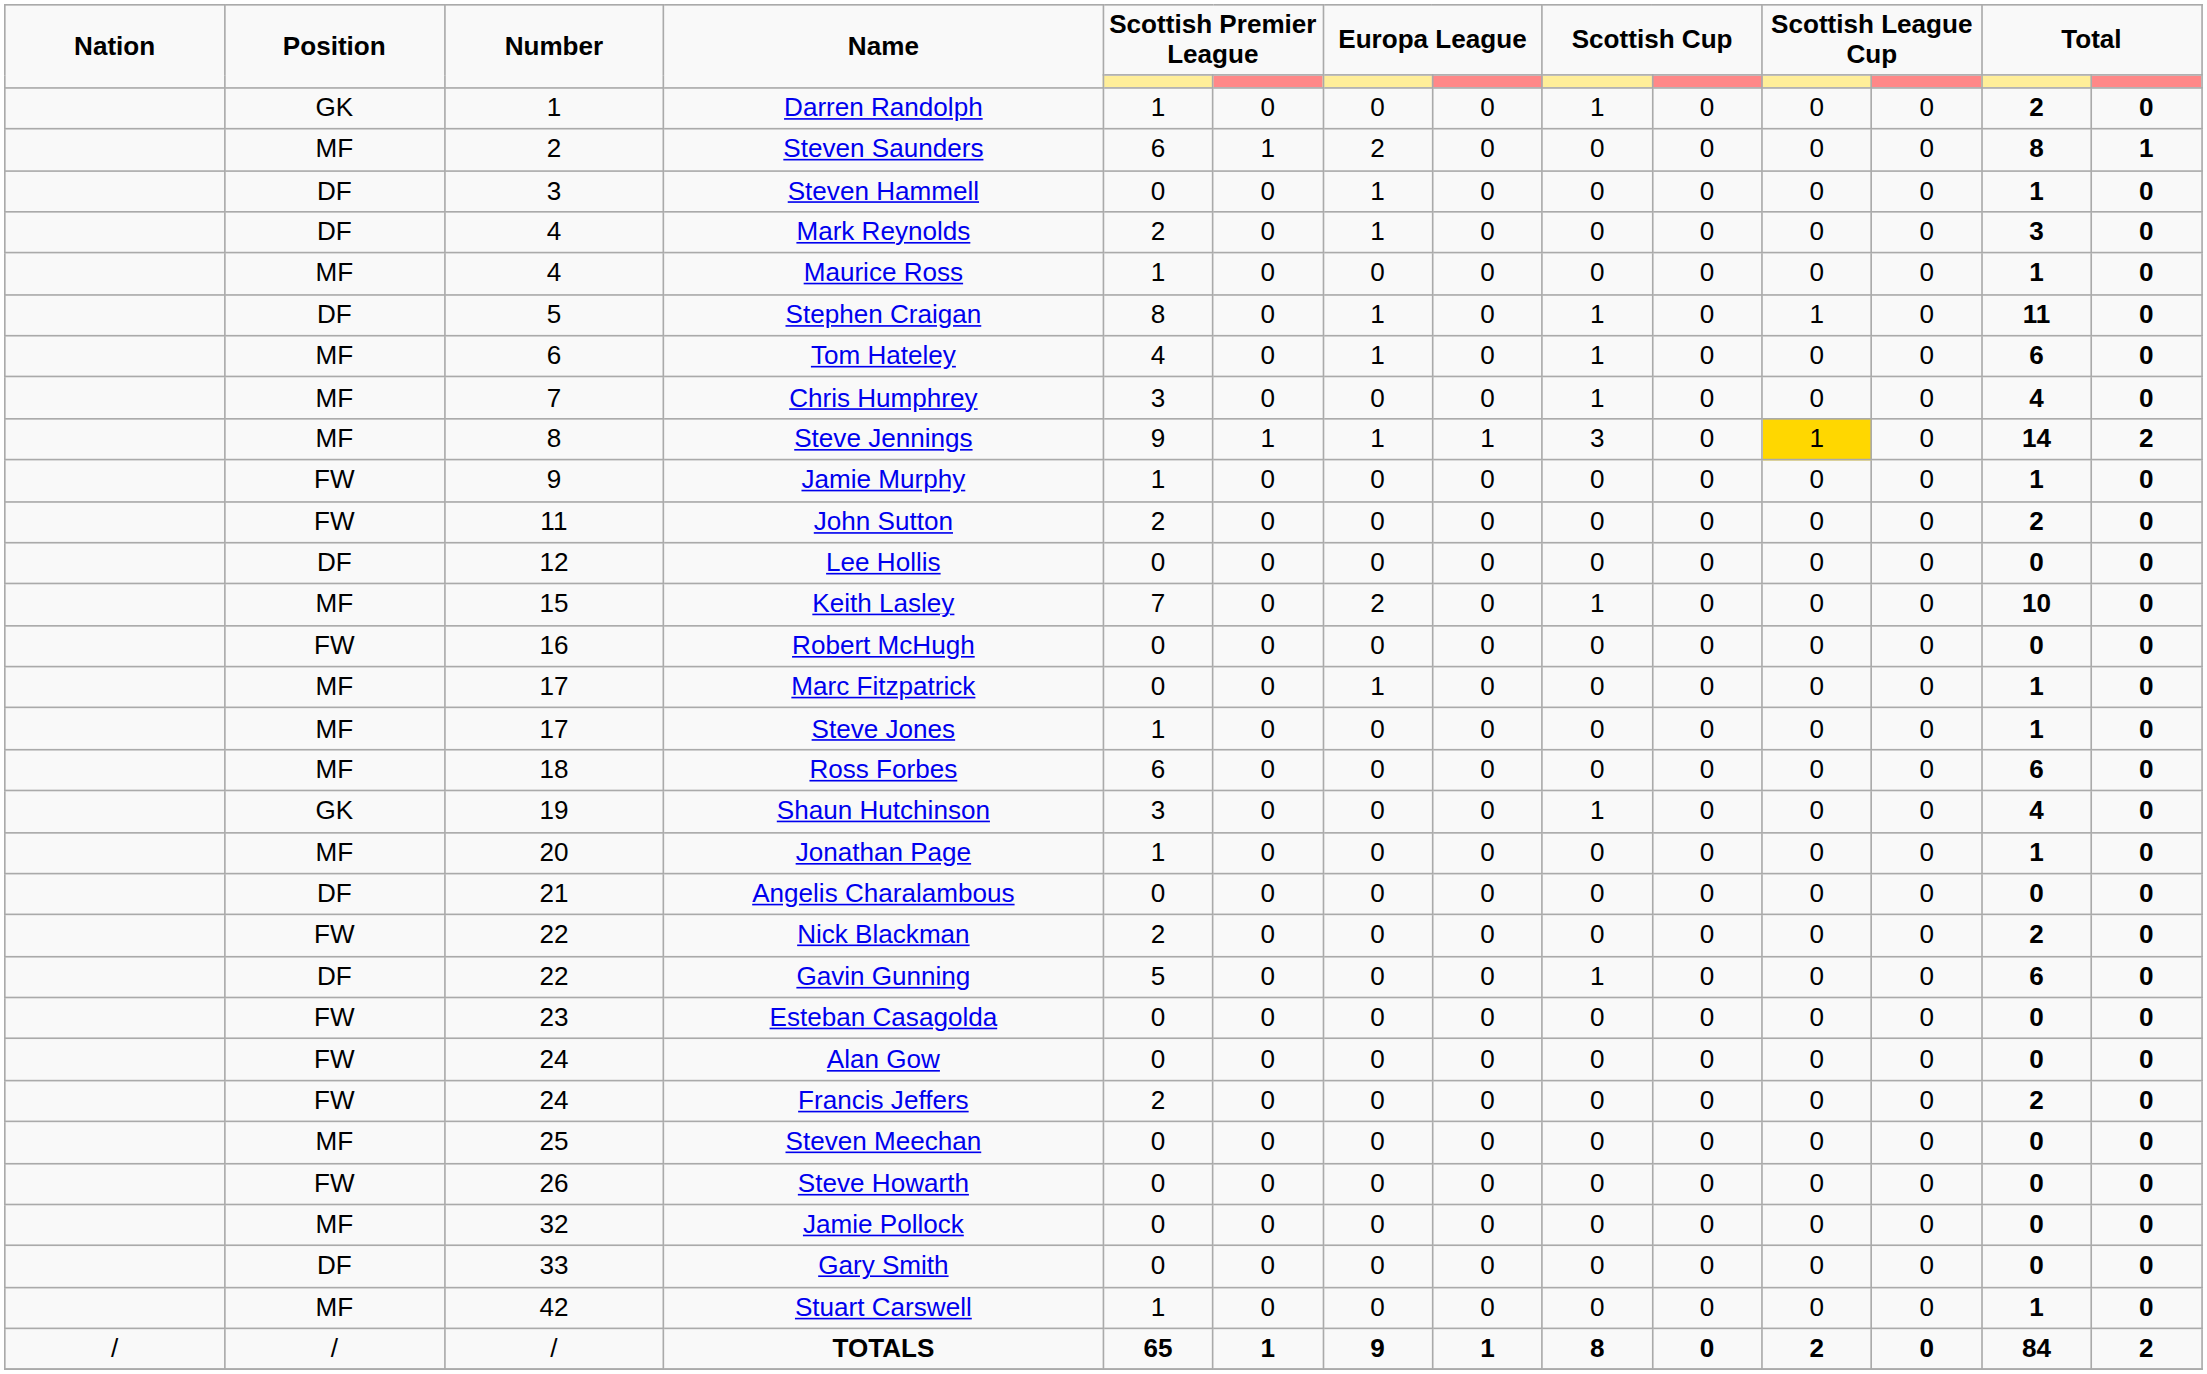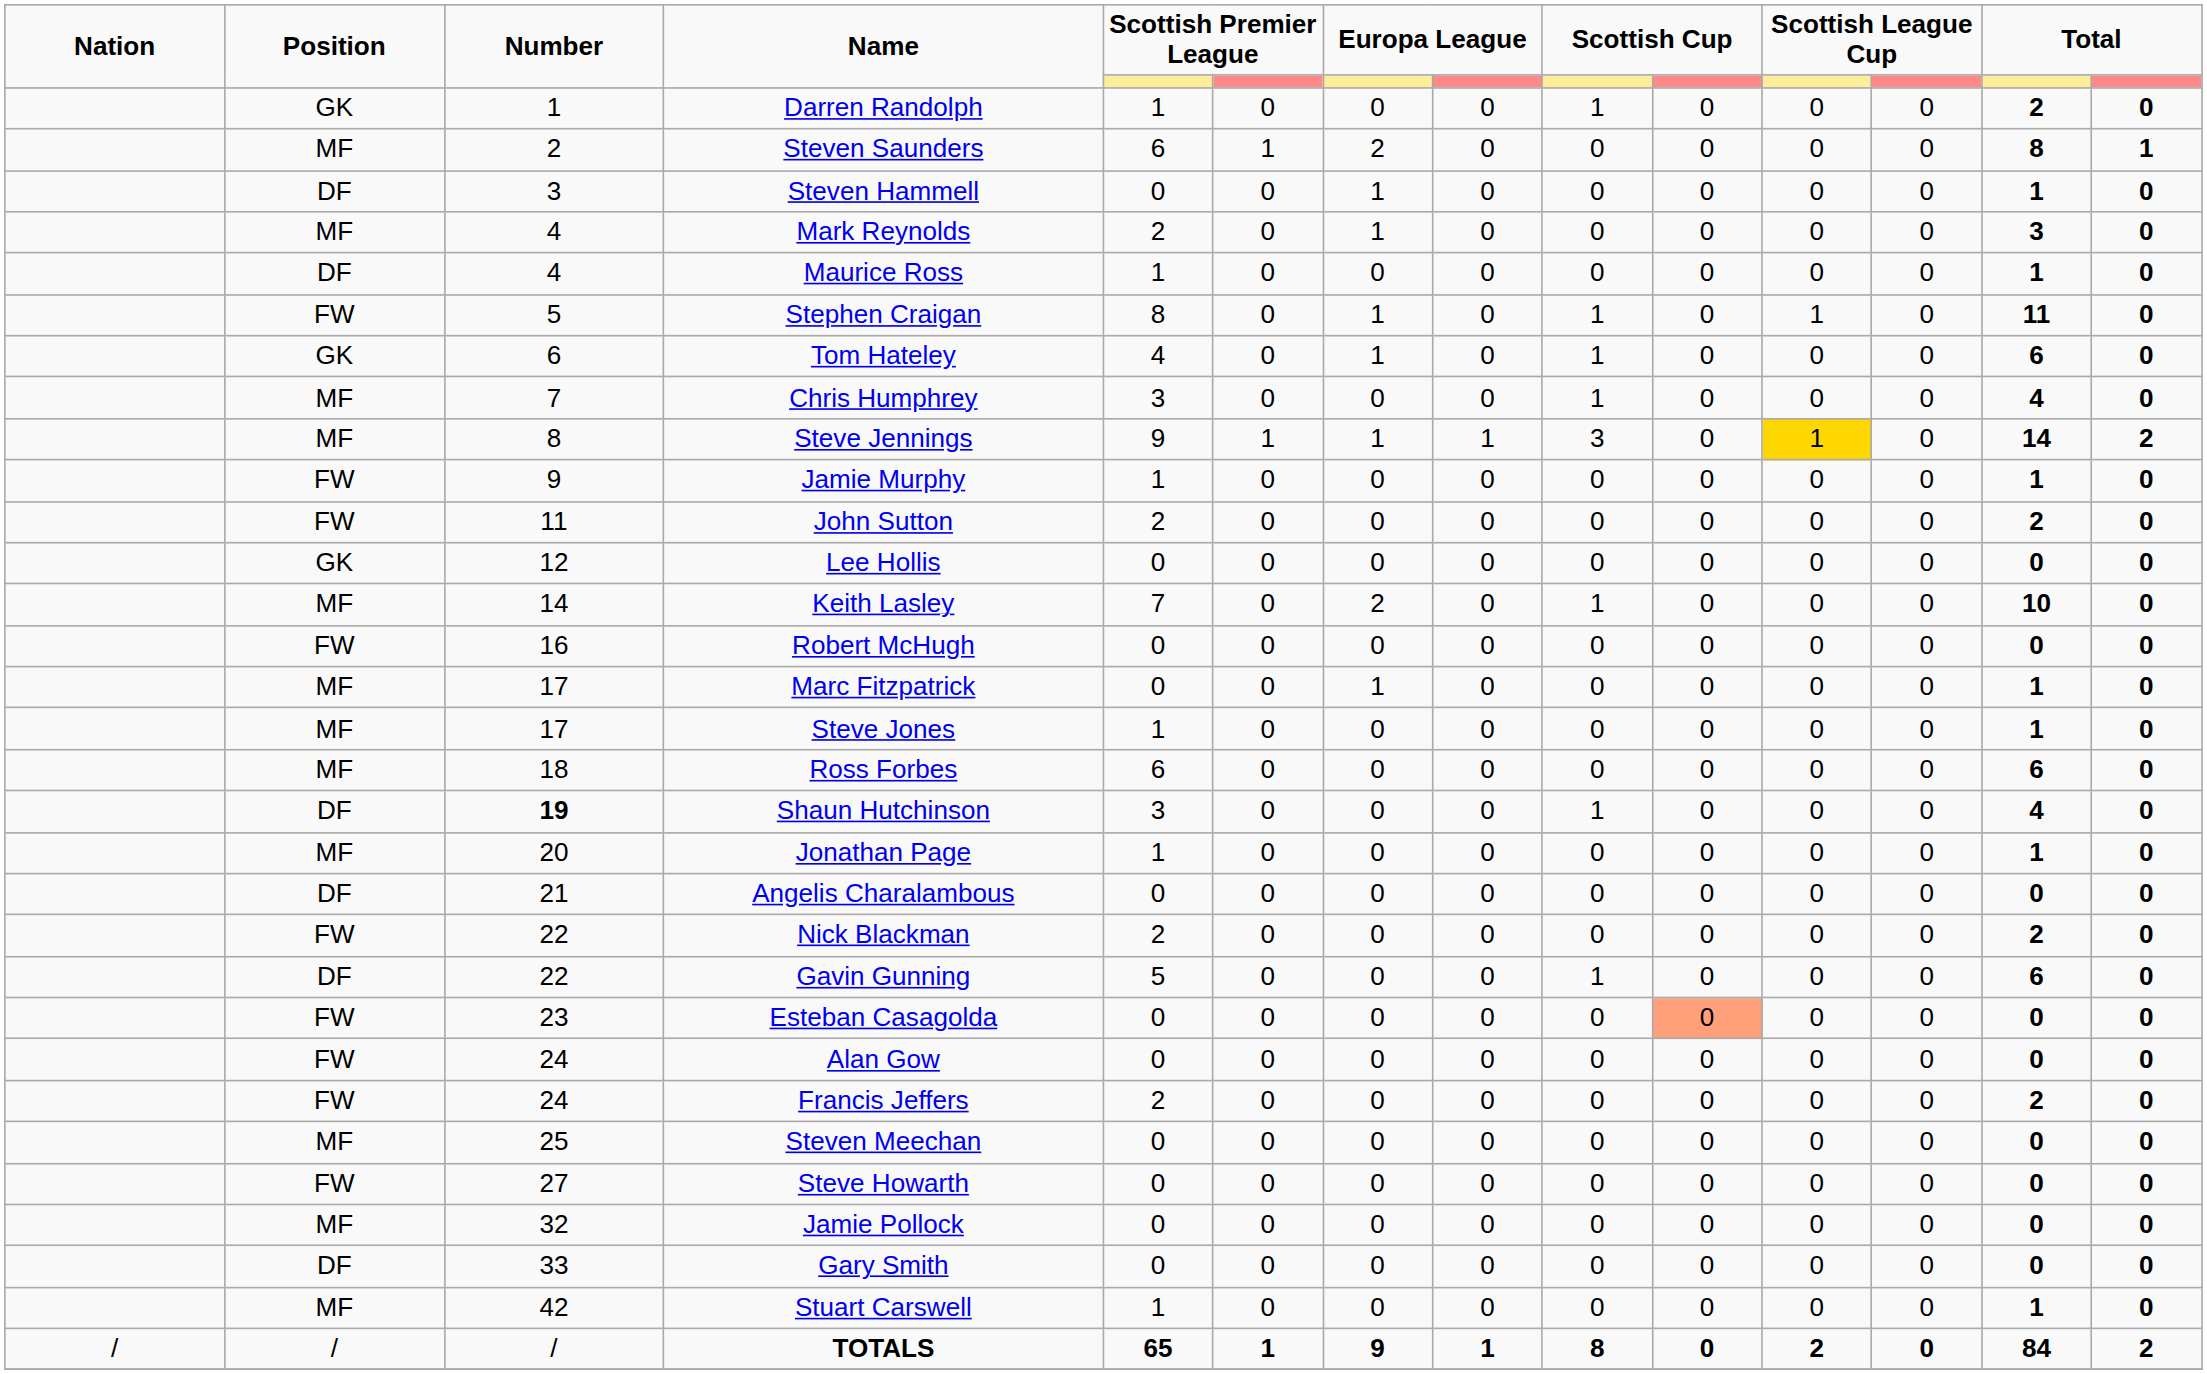(334, 231) DF -> (334, 231) MF
(334, 273) MF -> (334, 273) DF
(334, 314) DF -> (334, 314) FW
(334, 356) MF -> (334, 356) GK
(334, 562) DF -> (334, 562) GK
(554, 604) 15 -> (554, 604) 14
(334, 811) GK -> (334, 811) DF
(554, 811) normal -> (554, 811) bold
(1707, 1017) no background -> (1707, 1017) lightsalmon background
(554, 1183) 26 -> (554, 1183) 27
